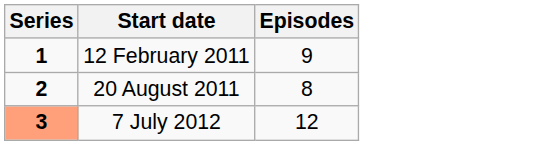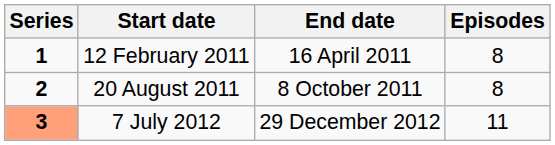+ column: (350, 21)
(307, 55) 9 -> (498, 55) 8
(307, 122) 12 -> (498, 122) 11
